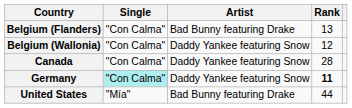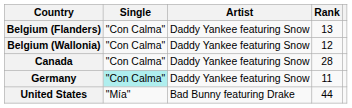(232, 29) Bad Bunny featuring Drake -> (240, 29) Daddy Yankee featuring Snow
(327, 78) bold -> (327, 78) normal
